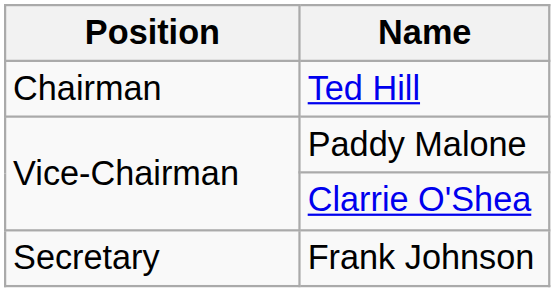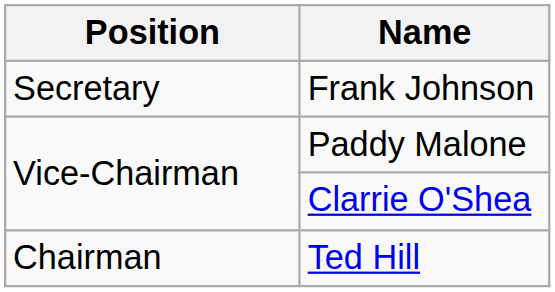rows swapped: (364, 88) <-> (421, 256)
